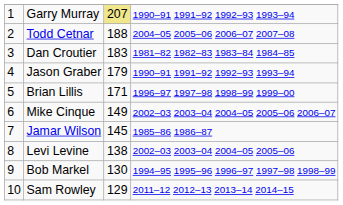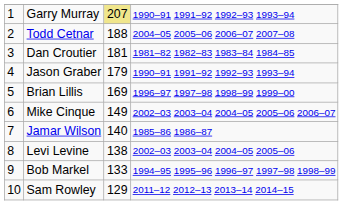(117, 53) 183 -> (117, 53) 181
(117, 92) 171 -> (117, 92) 169
(117, 131) 145 -> (117, 131) 140
(117, 170) 130 -> (117, 170) 133
